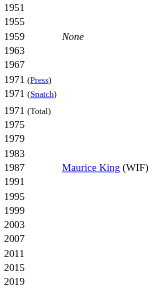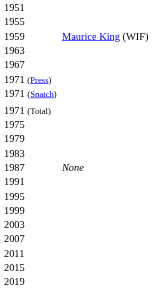(73, 36) None -> (105, 36) Maurice King (WIF)
(105, 167) Maurice King (WIF) -> (73, 167) None
